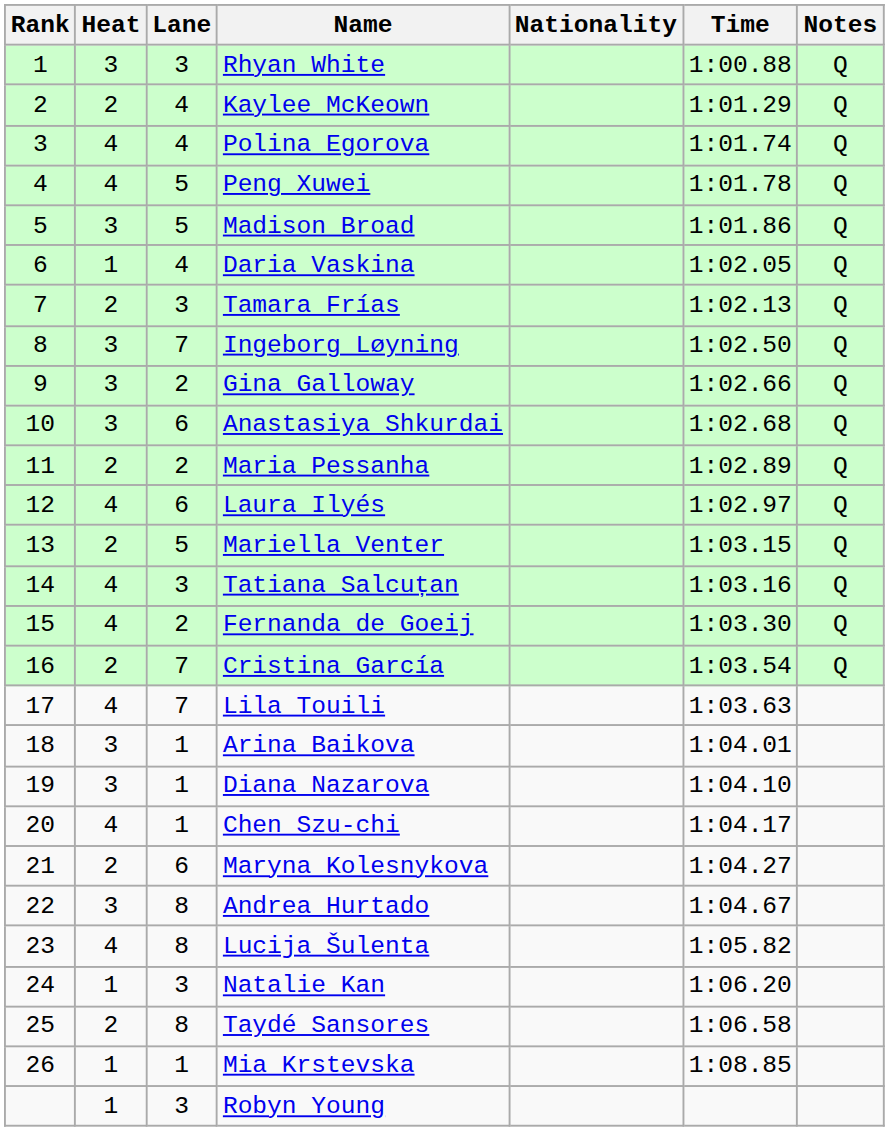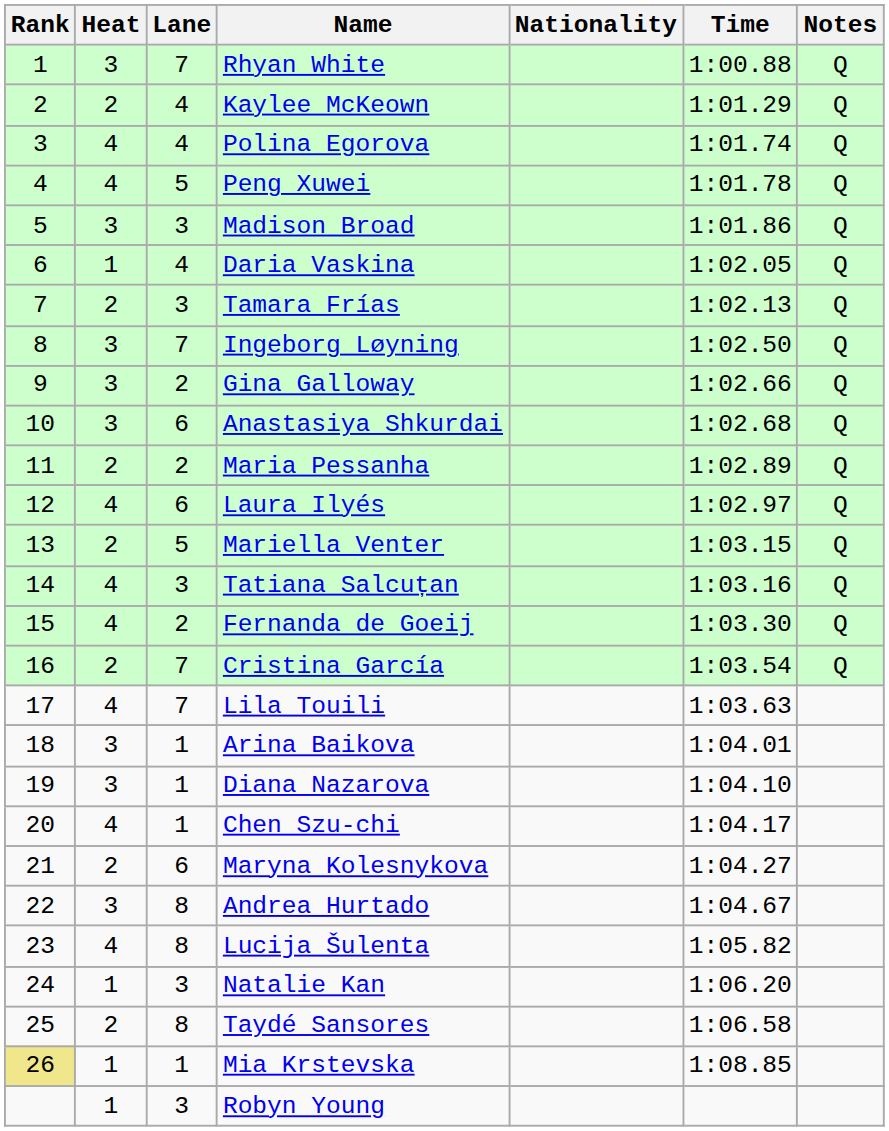(182, 65) 3 -> (182, 65) 7
(182, 225) 5 -> (182, 225) 3
(40, 1066) no background -> (40, 1066) khaki background
